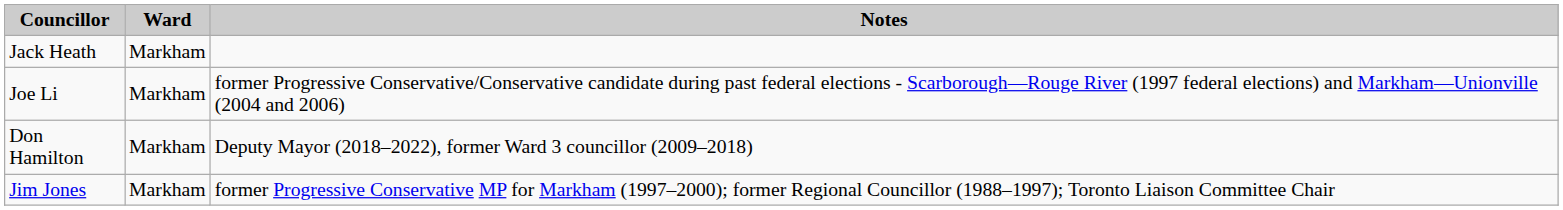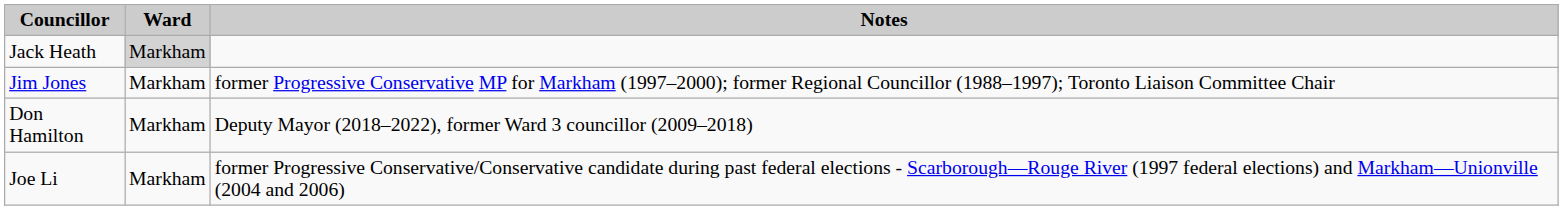(167, 51) no background -> (167, 51) lightgrey background
rows swapped: (48, 189) <-> (33, 93)
